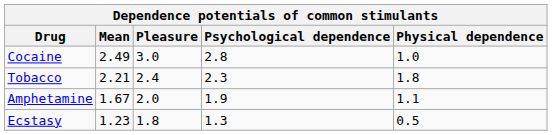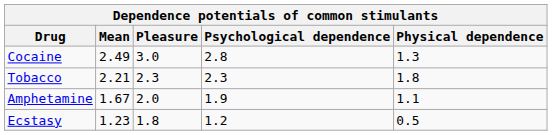(408, 57) 1.0 -> (408, 57) 1.3
(148, 78) 2.4 -> (148, 78) 2.3
(216, 120) 1.3 -> (216, 120) 1.2
